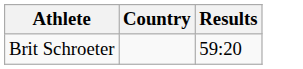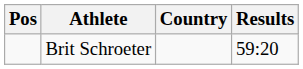+ column: (23, 19)
